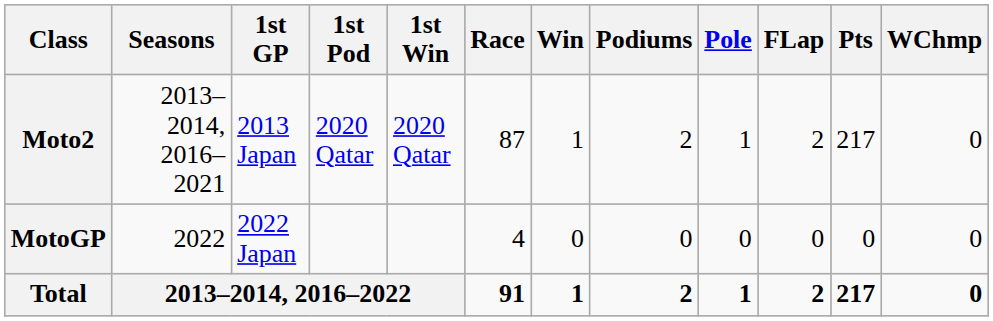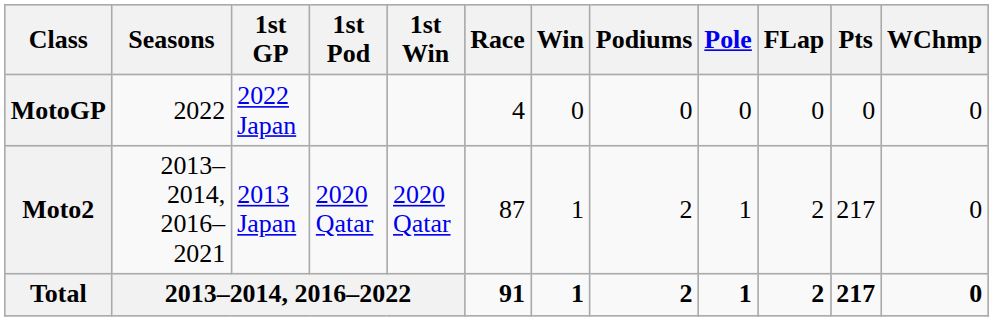rows swapped: (58, 139) <-> (58, 238)
